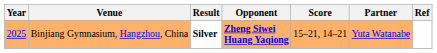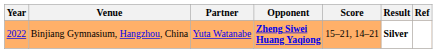columns swapped: (381, 12) <-> (206, 12)
(16, 34) 2025 -> (16, 34) 2022
